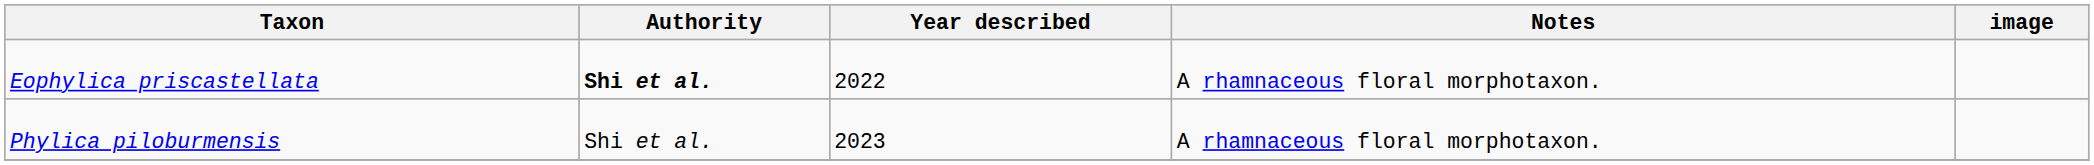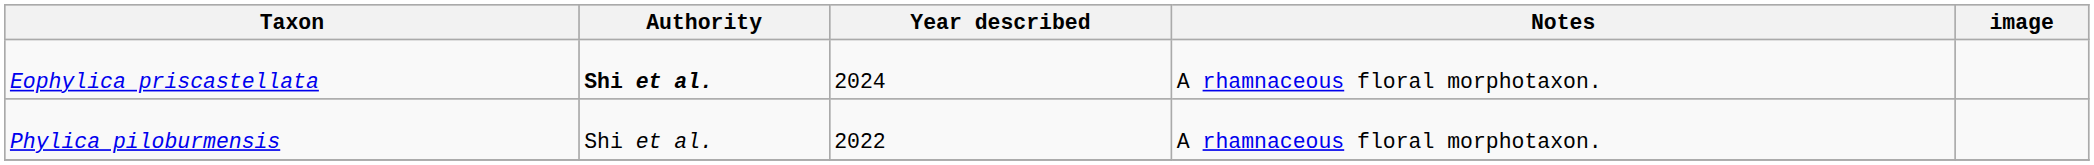(860, 82) 2022 -> (860, 82) 2024
(860, 142) 2023 -> (860, 142) 2022
